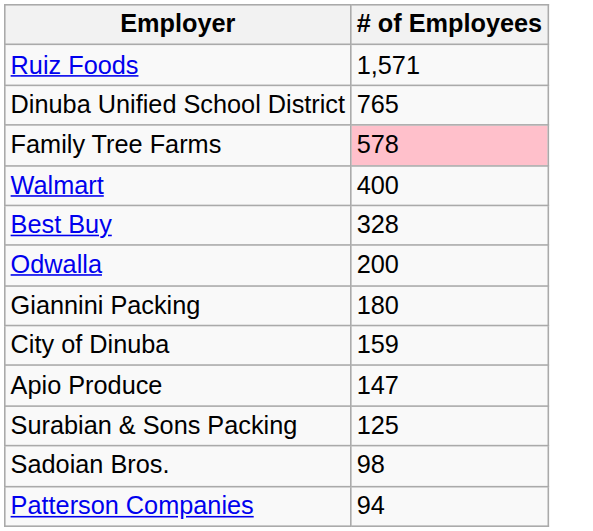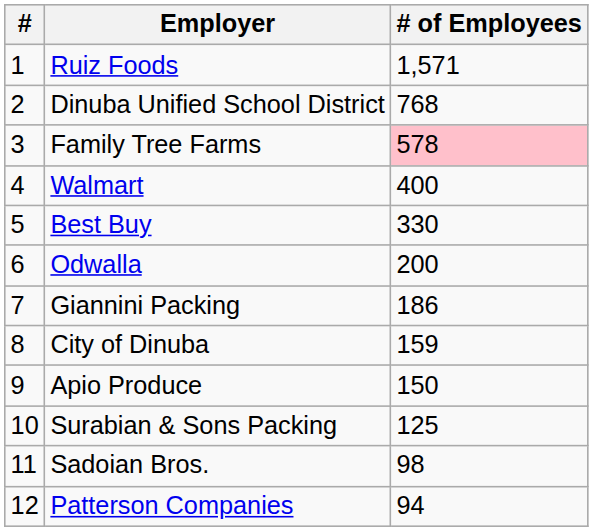+ column: (25, 24)
(378, 104) 765 -> (418, 104) 768
(378, 225) 328 -> (418, 225) 330
(378, 305) 180 -> (418, 305) 186
(378, 385) 147 -> (418, 385) 150
